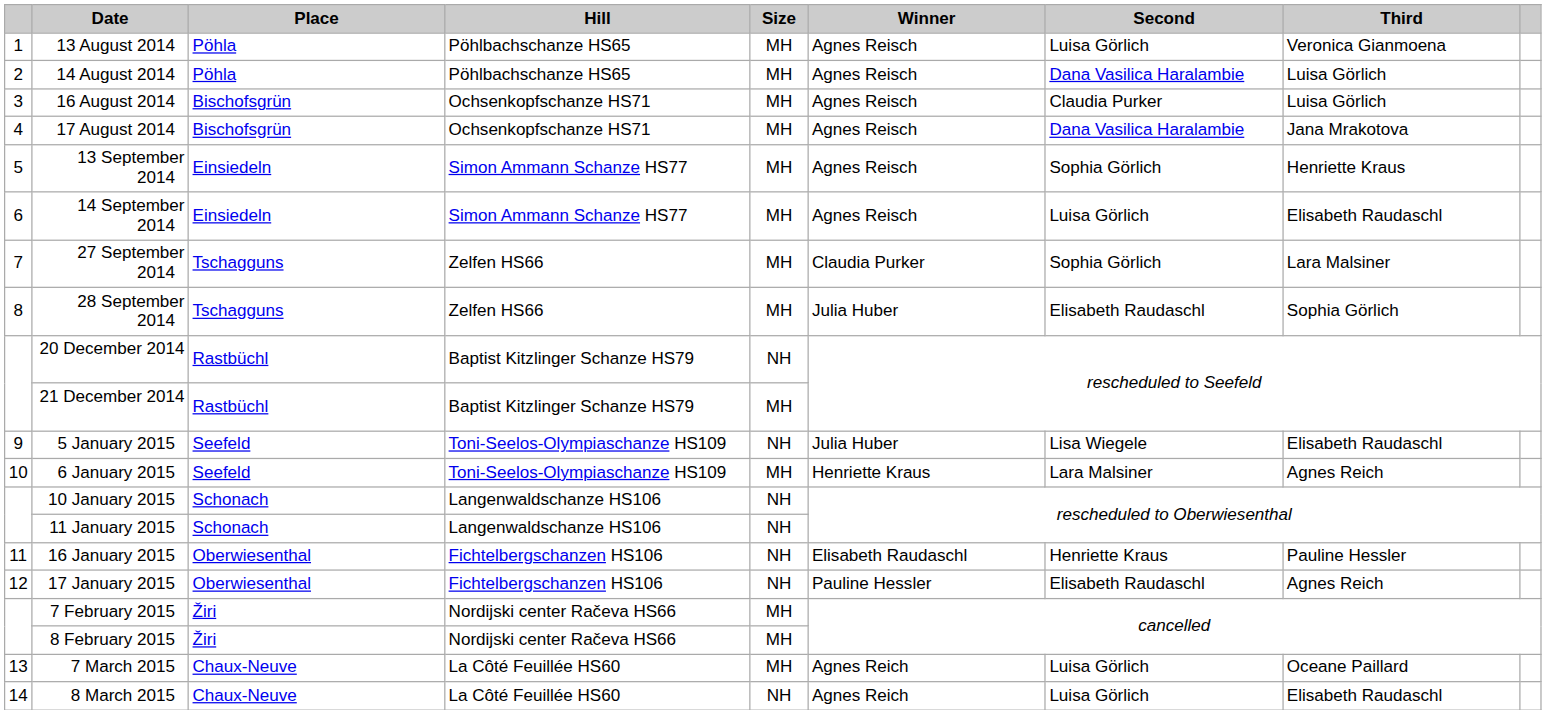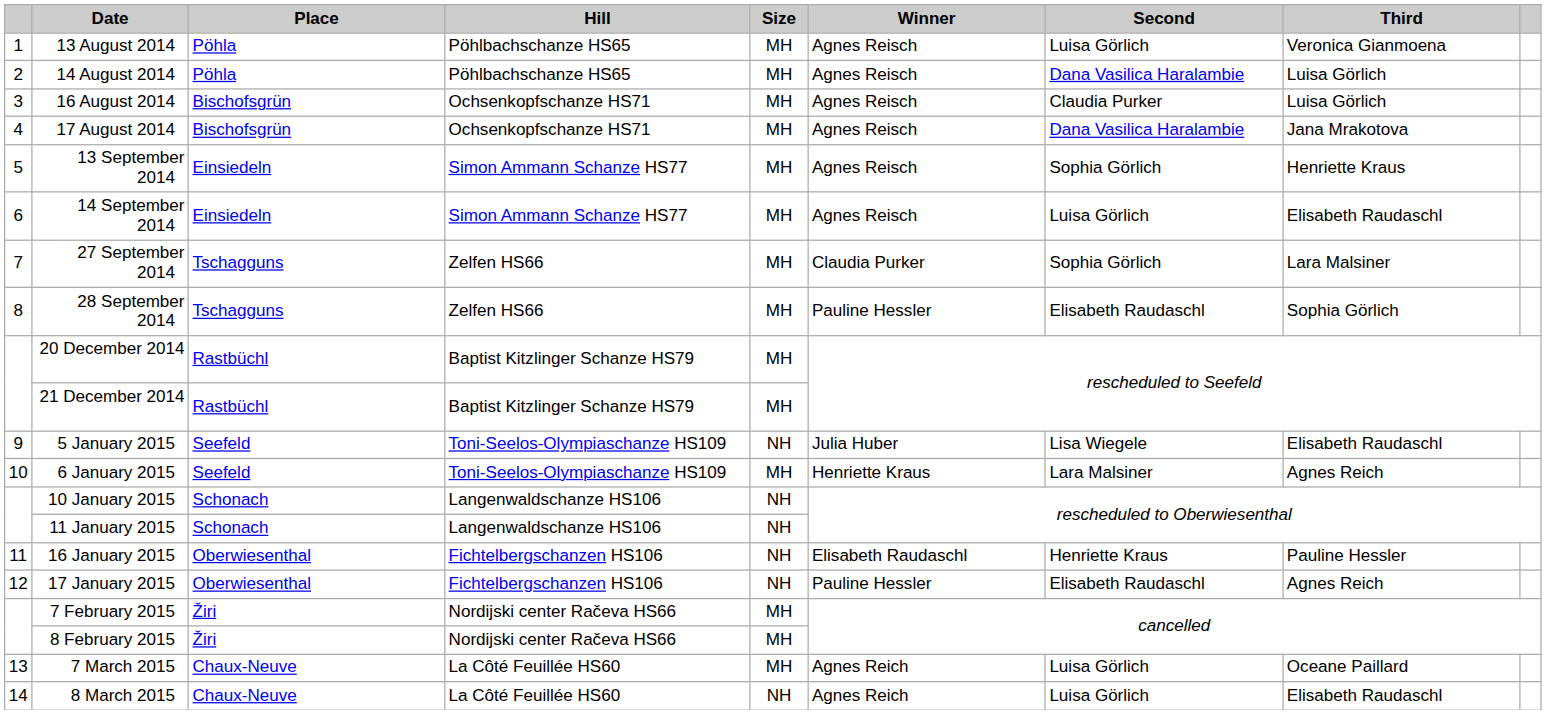(855, 310) Julia Huber -> (872, 310) Pauline Hessler
(779, 358) NH -> (779, 358) MH
